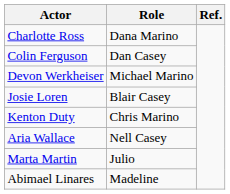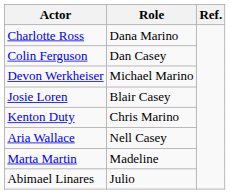(122, 158) Julio -> (134, 158) Madeline
(134, 179) Madeline -> (122, 179) Julio
